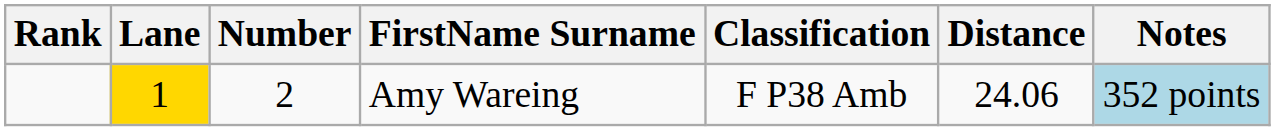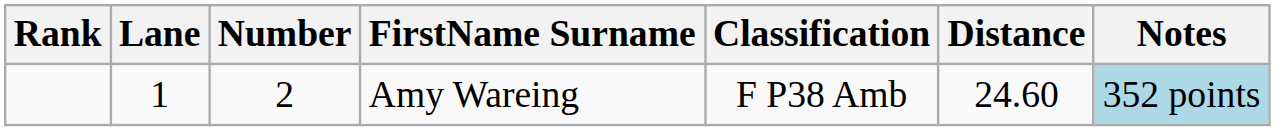(160, 93) gold background -> (160, 93) no background
(1017, 93) 24.06 -> (1017, 93) 24.60
